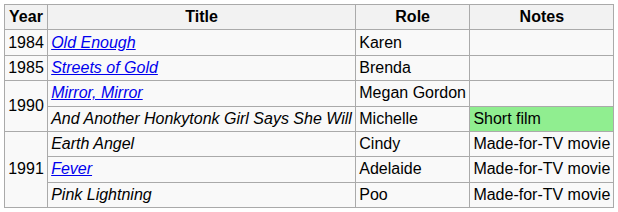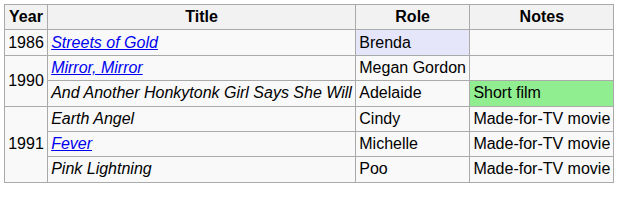- row: (93, 42)
(26, 67) 1985 -> (26, 42) 1986
(385, 67) no background -> (385, 42) lavender background
(389, 118) Michelle -> (390, 93) Adelaide
(390, 169) Adelaide -> (389, 144) Michelle
